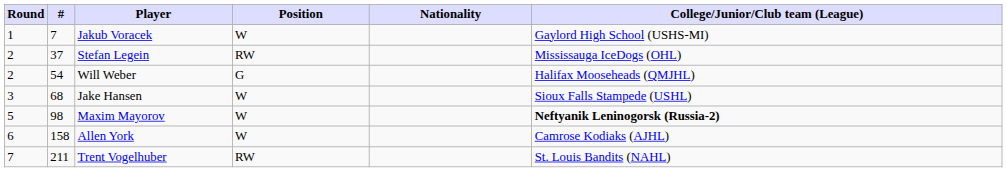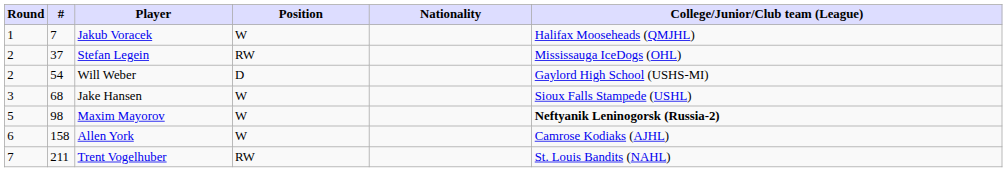(622, 34) Gaylord High School (USHS-MI) -> (615, 34) Halifax Mooseheads (QMJHL)
(240, 75) G -> (240, 75) D
(615, 75) Halifax Mooseheads (QMJHL) -> (622, 75) Gaylord High School (USHS-MI)
